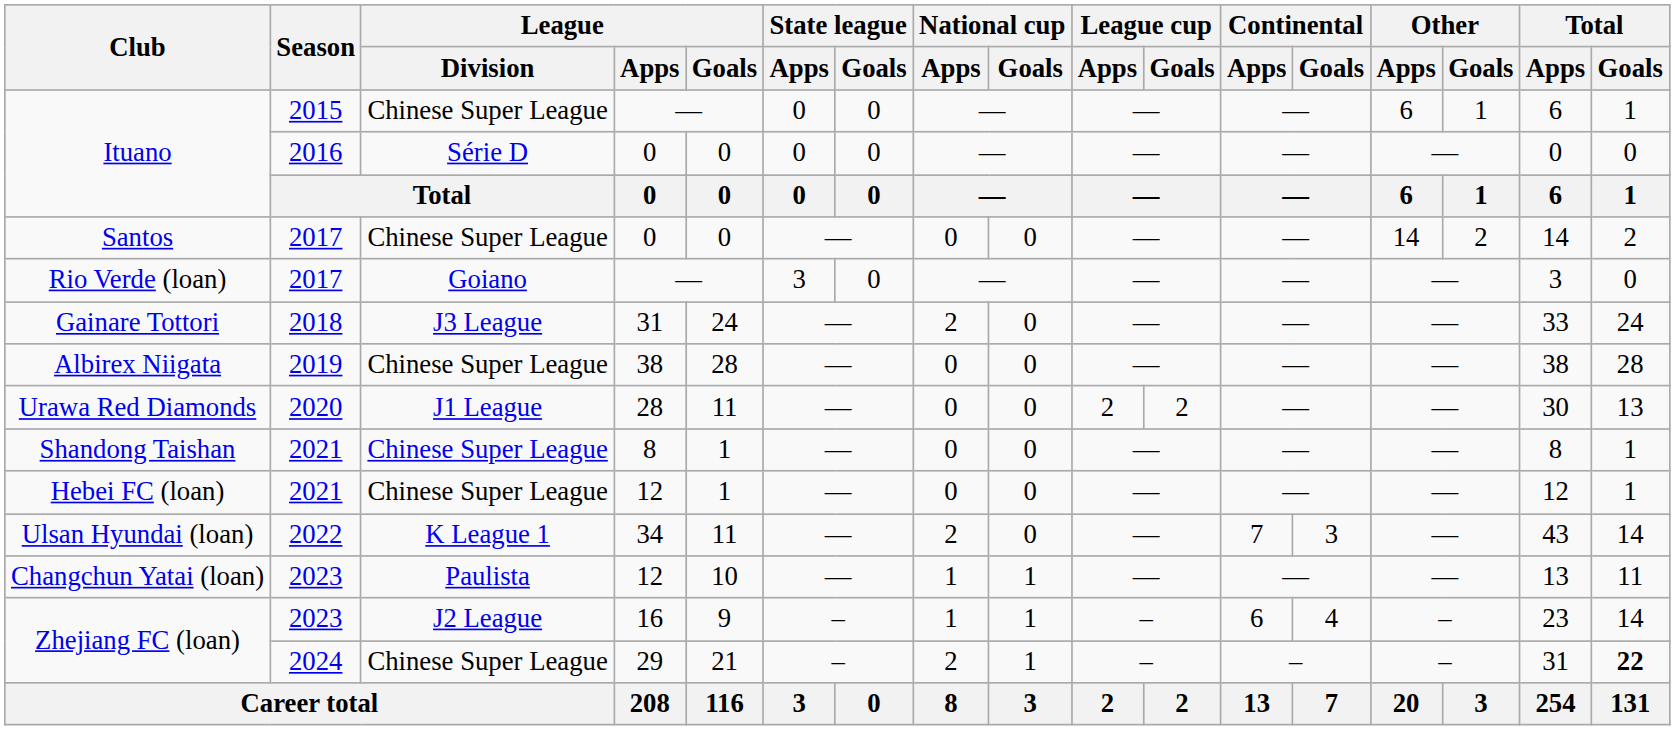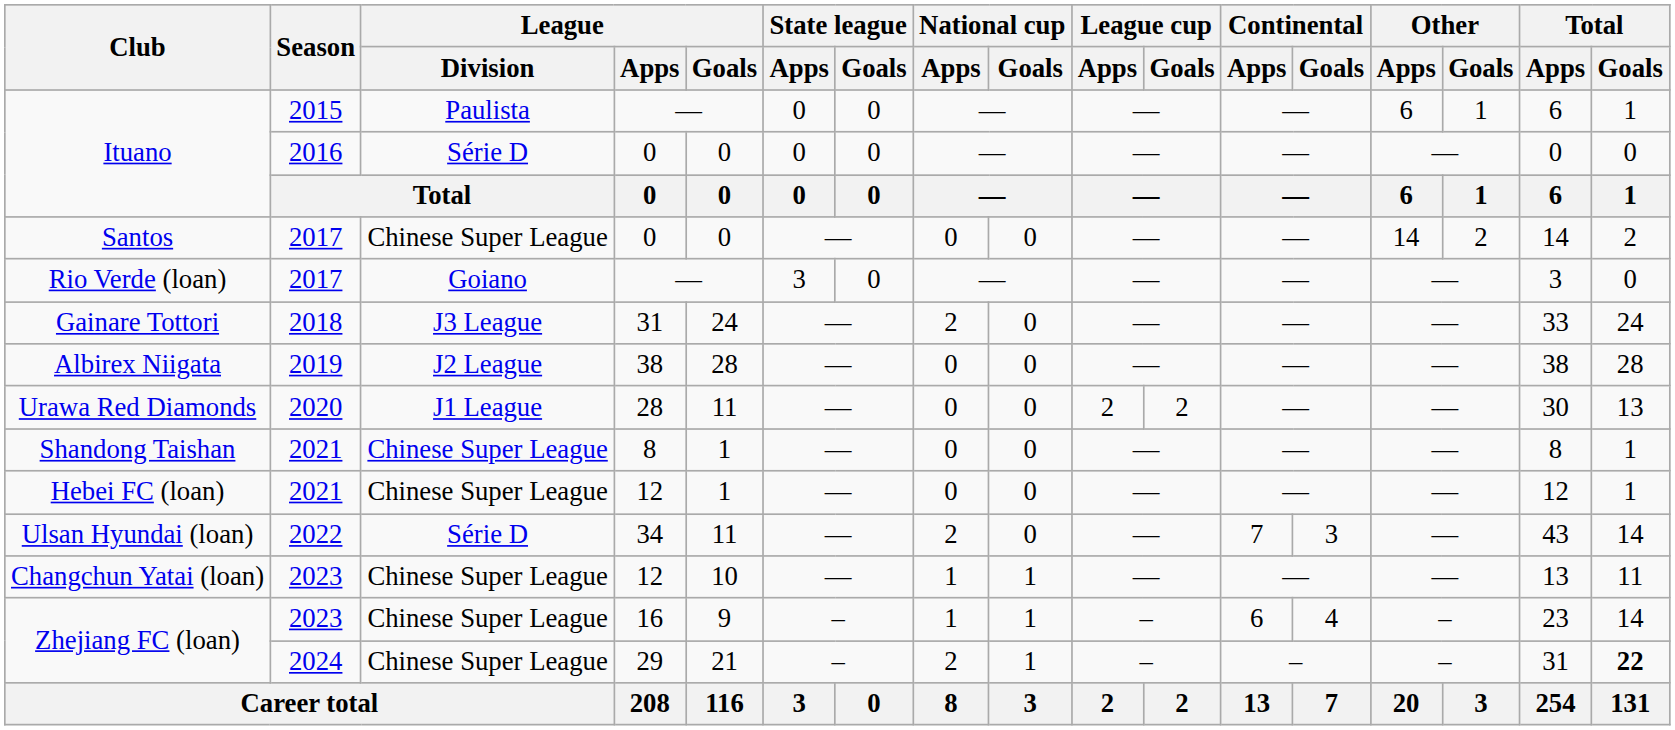(488, 110) Chinese Super League -> (488, 110) Paulista
(488, 364) Chinese Super League -> (488, 364) J2 League
(488, 534) K League 1 -> (488, 534) Série D
(488, 576) Paulista -> (488, 576) Chinese Super League
(488, 618) J2 League -> (488, 618) Chinese Super League
